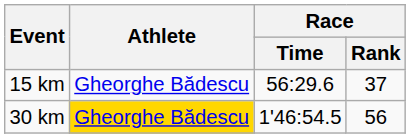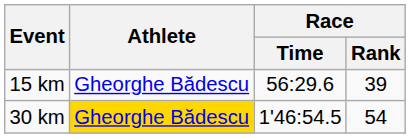(376, 85) 37 -> (376, 85) 39
(376, 117) 56 -> (376, 117) 54
